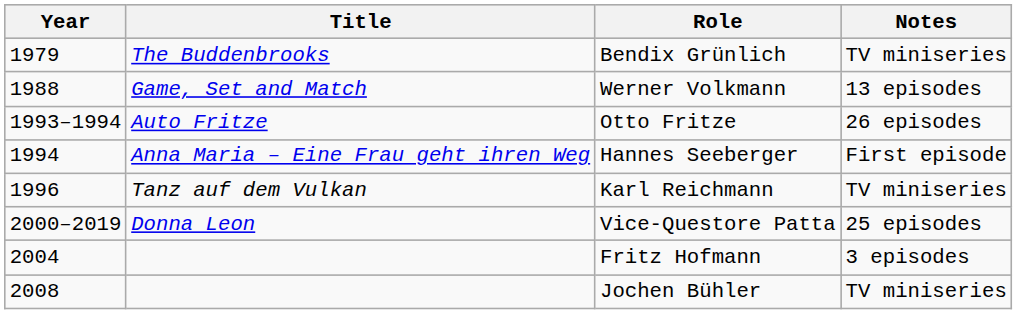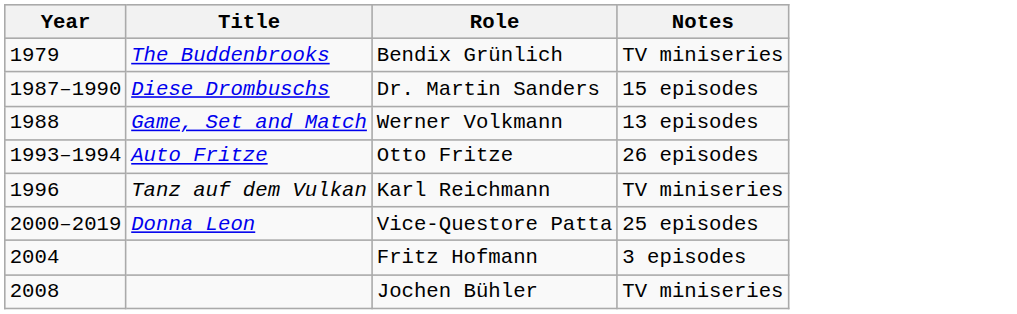+ row: (488, 89)
- row: (699, 156)
